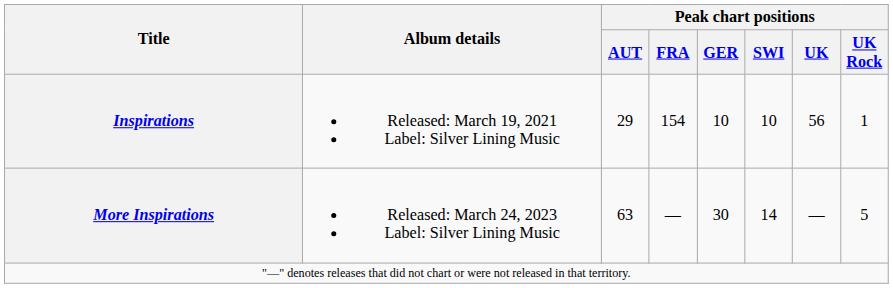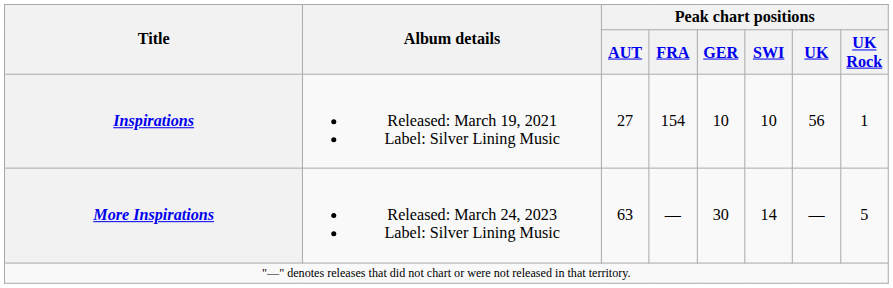(625, 121) 29 -> (625, 121) 27
